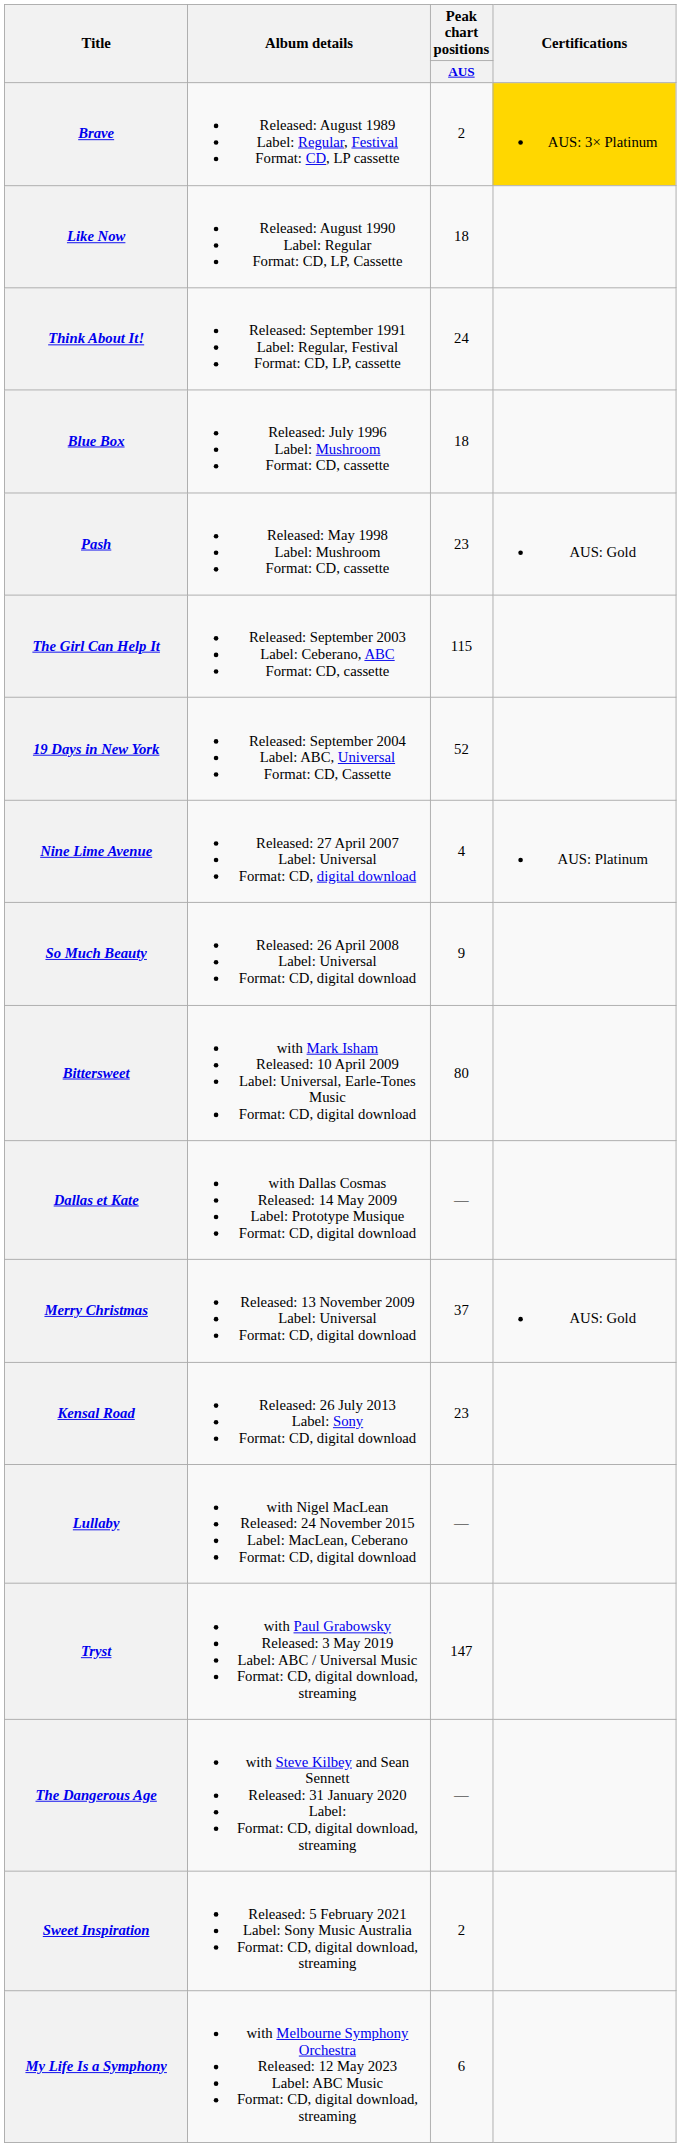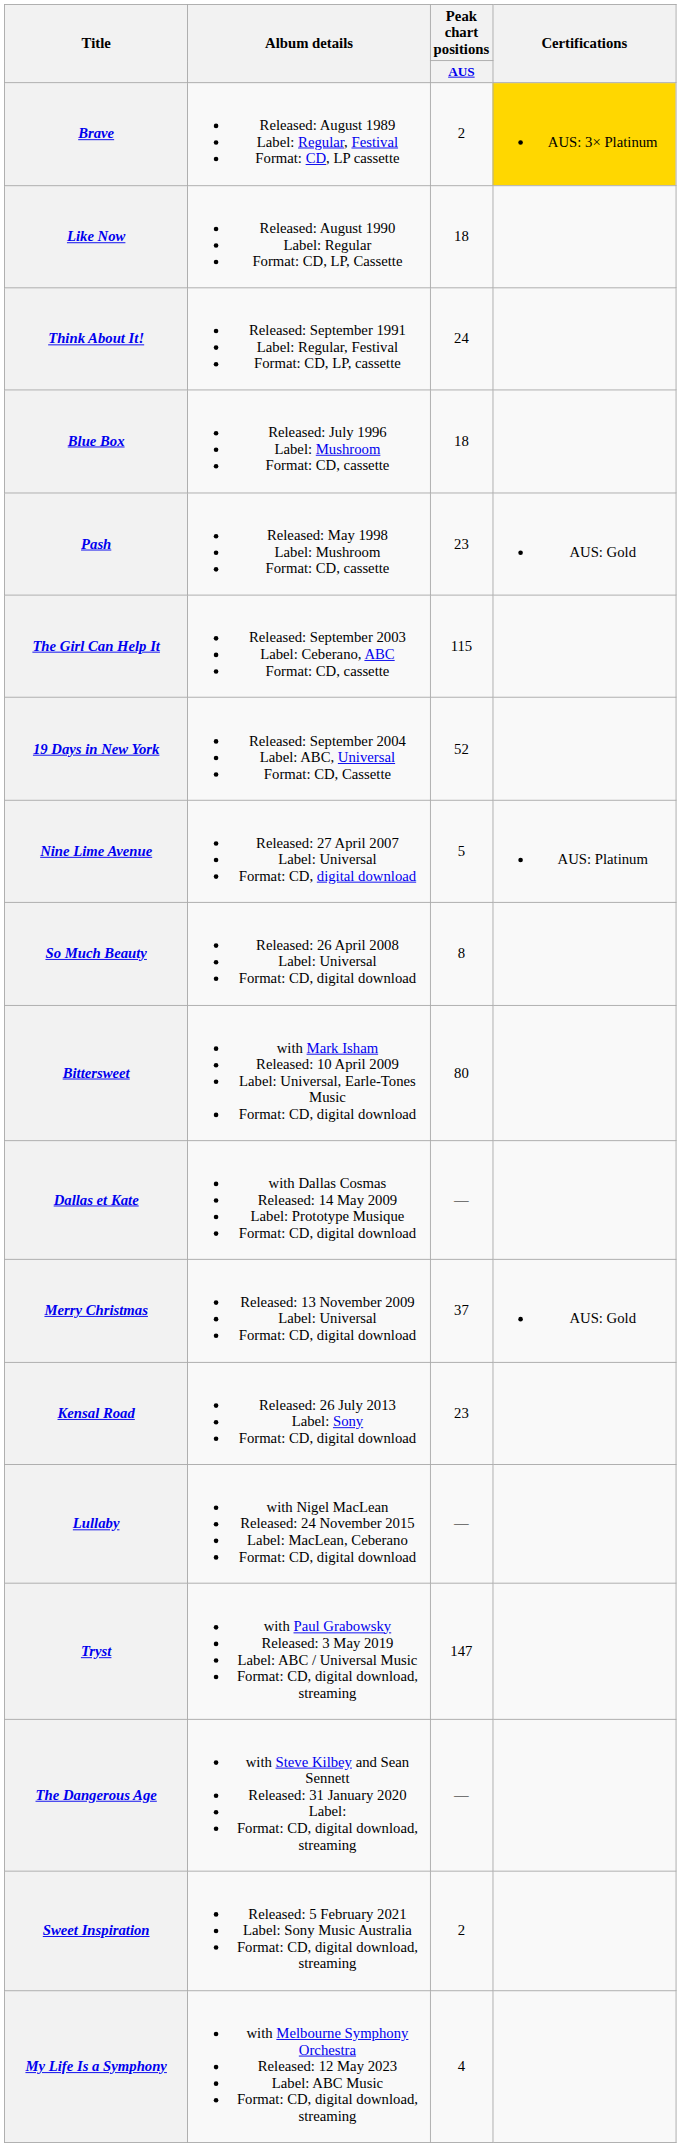(461, 851) 4 -> (461, 851) 5
(461, 953) 9 -> (461, 953) 8
(461, 2066) 6 -> (461, 2066) 4
